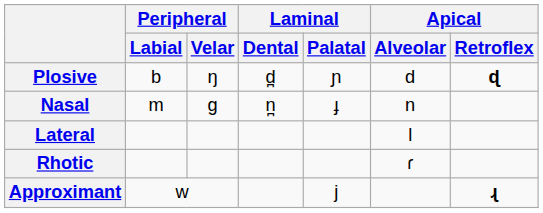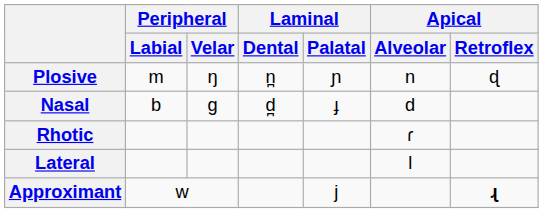(156, 76) b -> (156, 76) m
(271, 76) d̪ -> (271, 76) n̪
(410, 76) d -> (410, 76) n
(494, 76) bold -> (494, 76) normal
(156, 105) m -> (156, 105) b
(271, 105) n̪ -> (271, 105) d̪
(410, 105) n -> (410, 105) d
rows swapped: (65, 134) <-> (65, 163)
